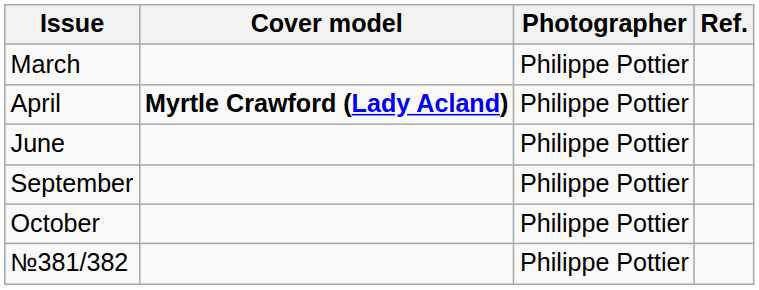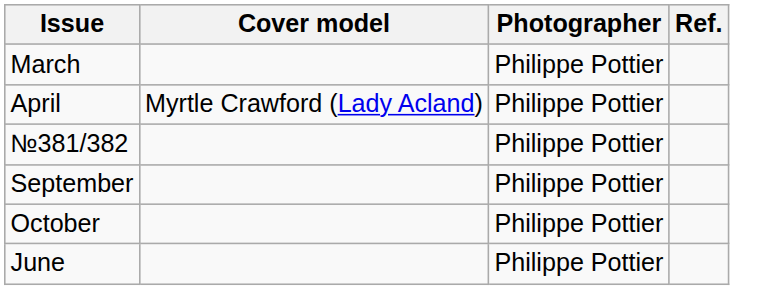(327, 104) bold -> (314, 104) normal
rows swapped: (38, 143) <-> (69, 263)
